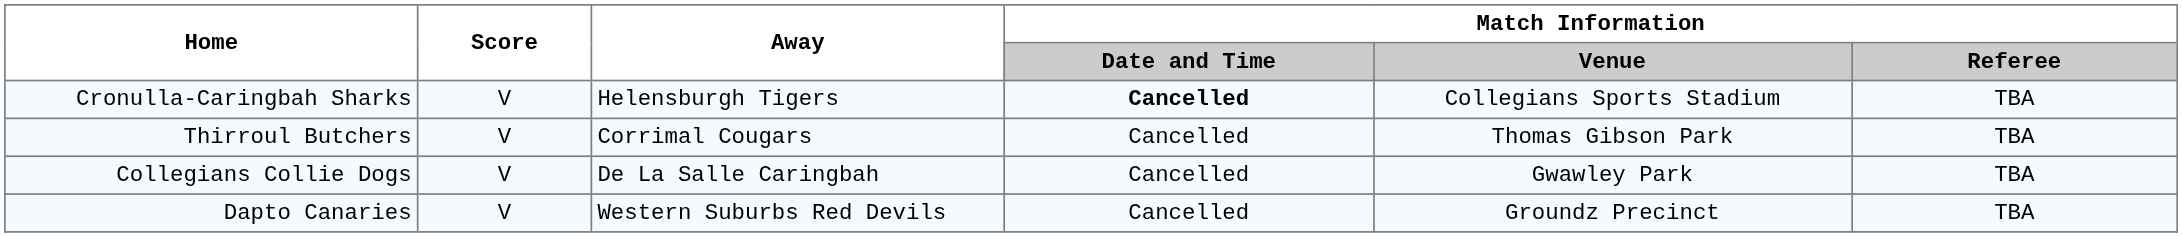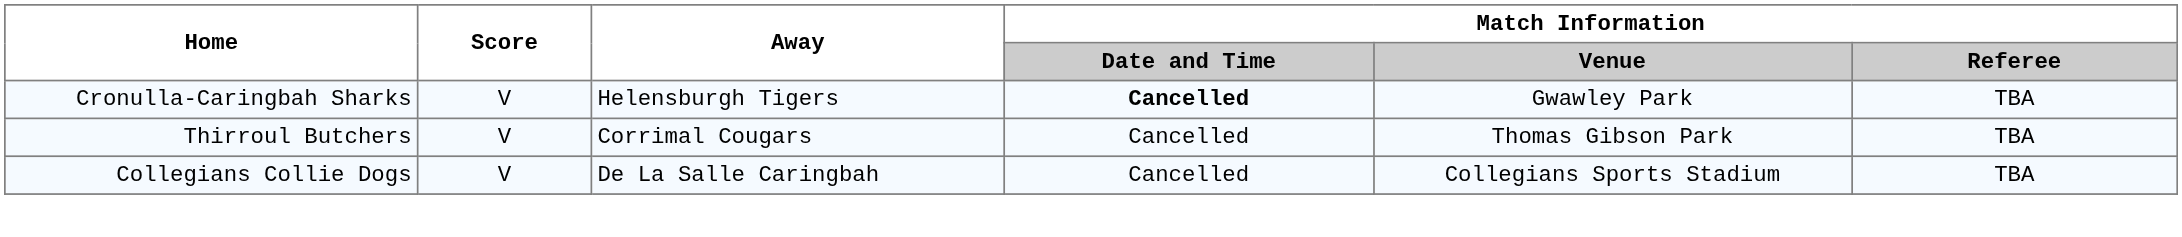(1612, 99) Collegians Sports Stadium -> (1612, 99) Gwawley Park
(1612, 175) Gwawley Park -> (1612, 175) Collegians Sports Stadium
- row: (318, 213)
